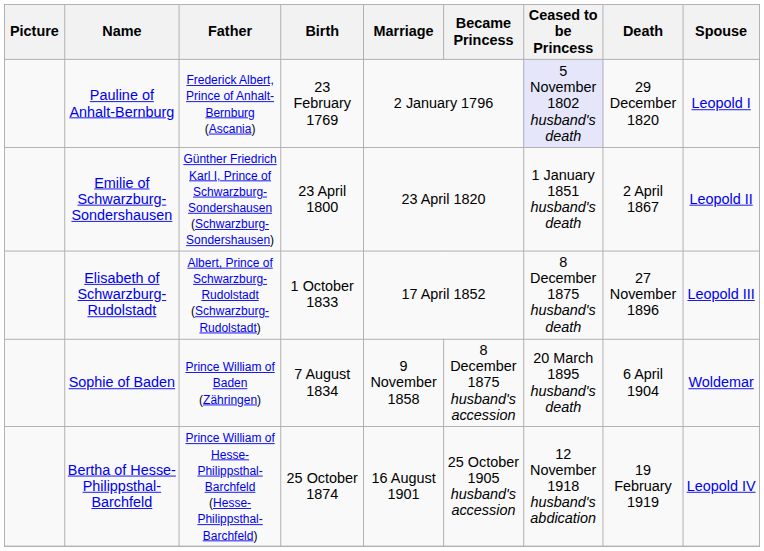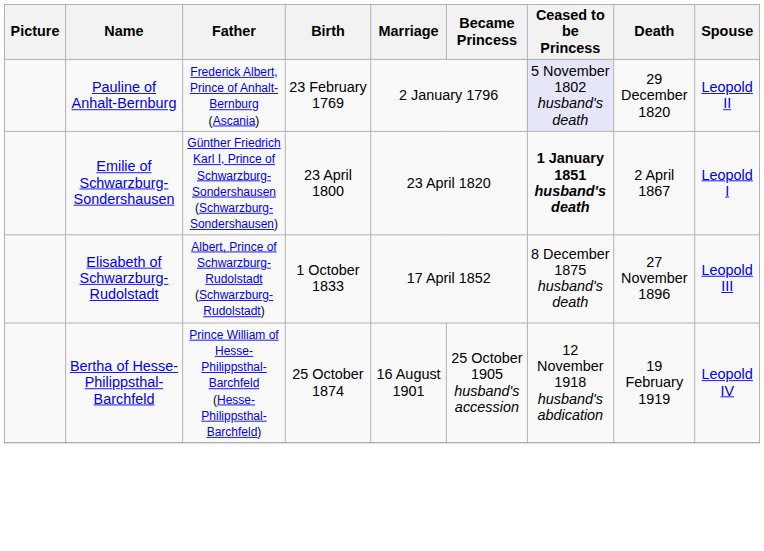(721, 103) Leopold I -> (727, 95) Leopold II
(563, 199) normal -> (570, 183) bold
(721, 199) Leopold II -> (727, 183) Leopold I
- row: (122, 382)
